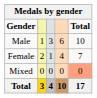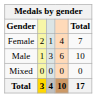rows swapped: (21, 41) <-> (21, 56)
(80, 71) lightsalmon background -> (80, 71) no background
